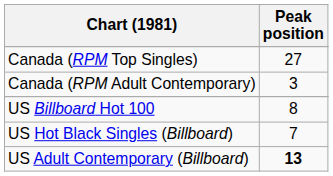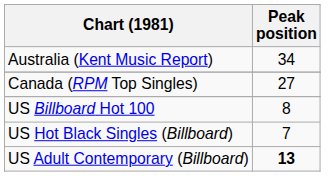+ row: (110, 59)
- row: (132, 84)
